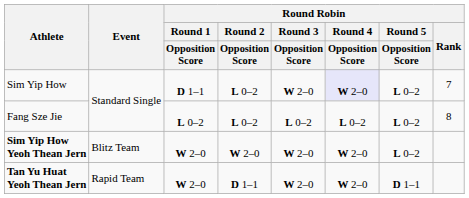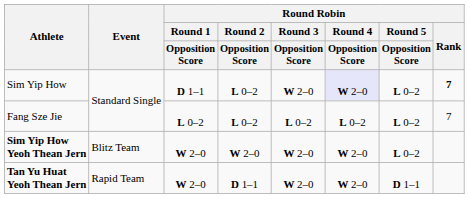(449, 85) normal -> (449, 85) bold
(449, 116) 8 -> (449, 116) 7
